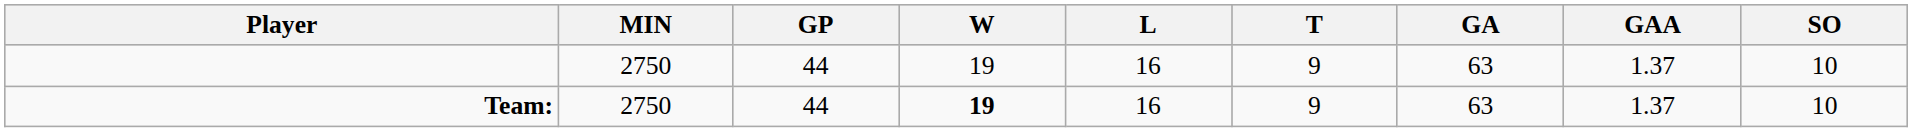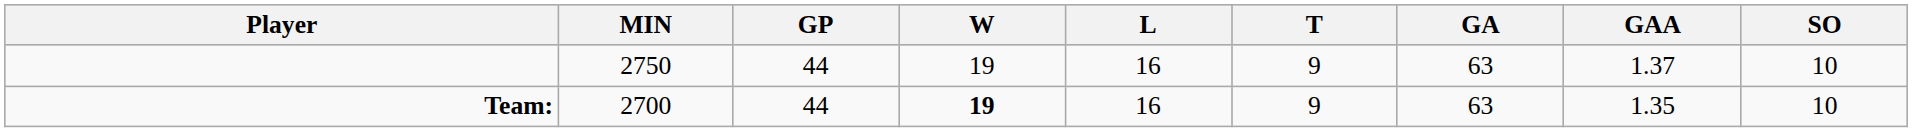(646, 106) 2750 -> (646, 106) 2700
(1653, 106) 1.37 -> (1653, 106) 1.35
